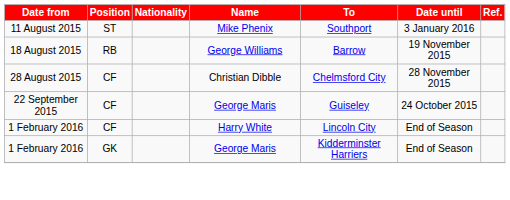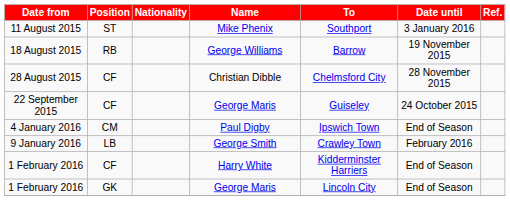+ row: (46, 128)
+ row: (46, 144)
(349, 128) Lincoln City -> (349, 166) Kidderminster Harriers
(349, 149) Kidderminster Harriers -> (349, 187) Lincoln City
